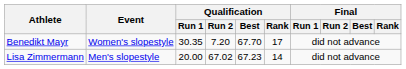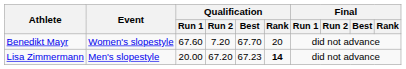(191, 42) 30.35 -> (191, 42) 67.60
(277, 42) 17 -> (277, 42) 20
(220, 57) 67.02 -> (220, 57) 67.20
(277, 57) normal -> (277, 57) bold
